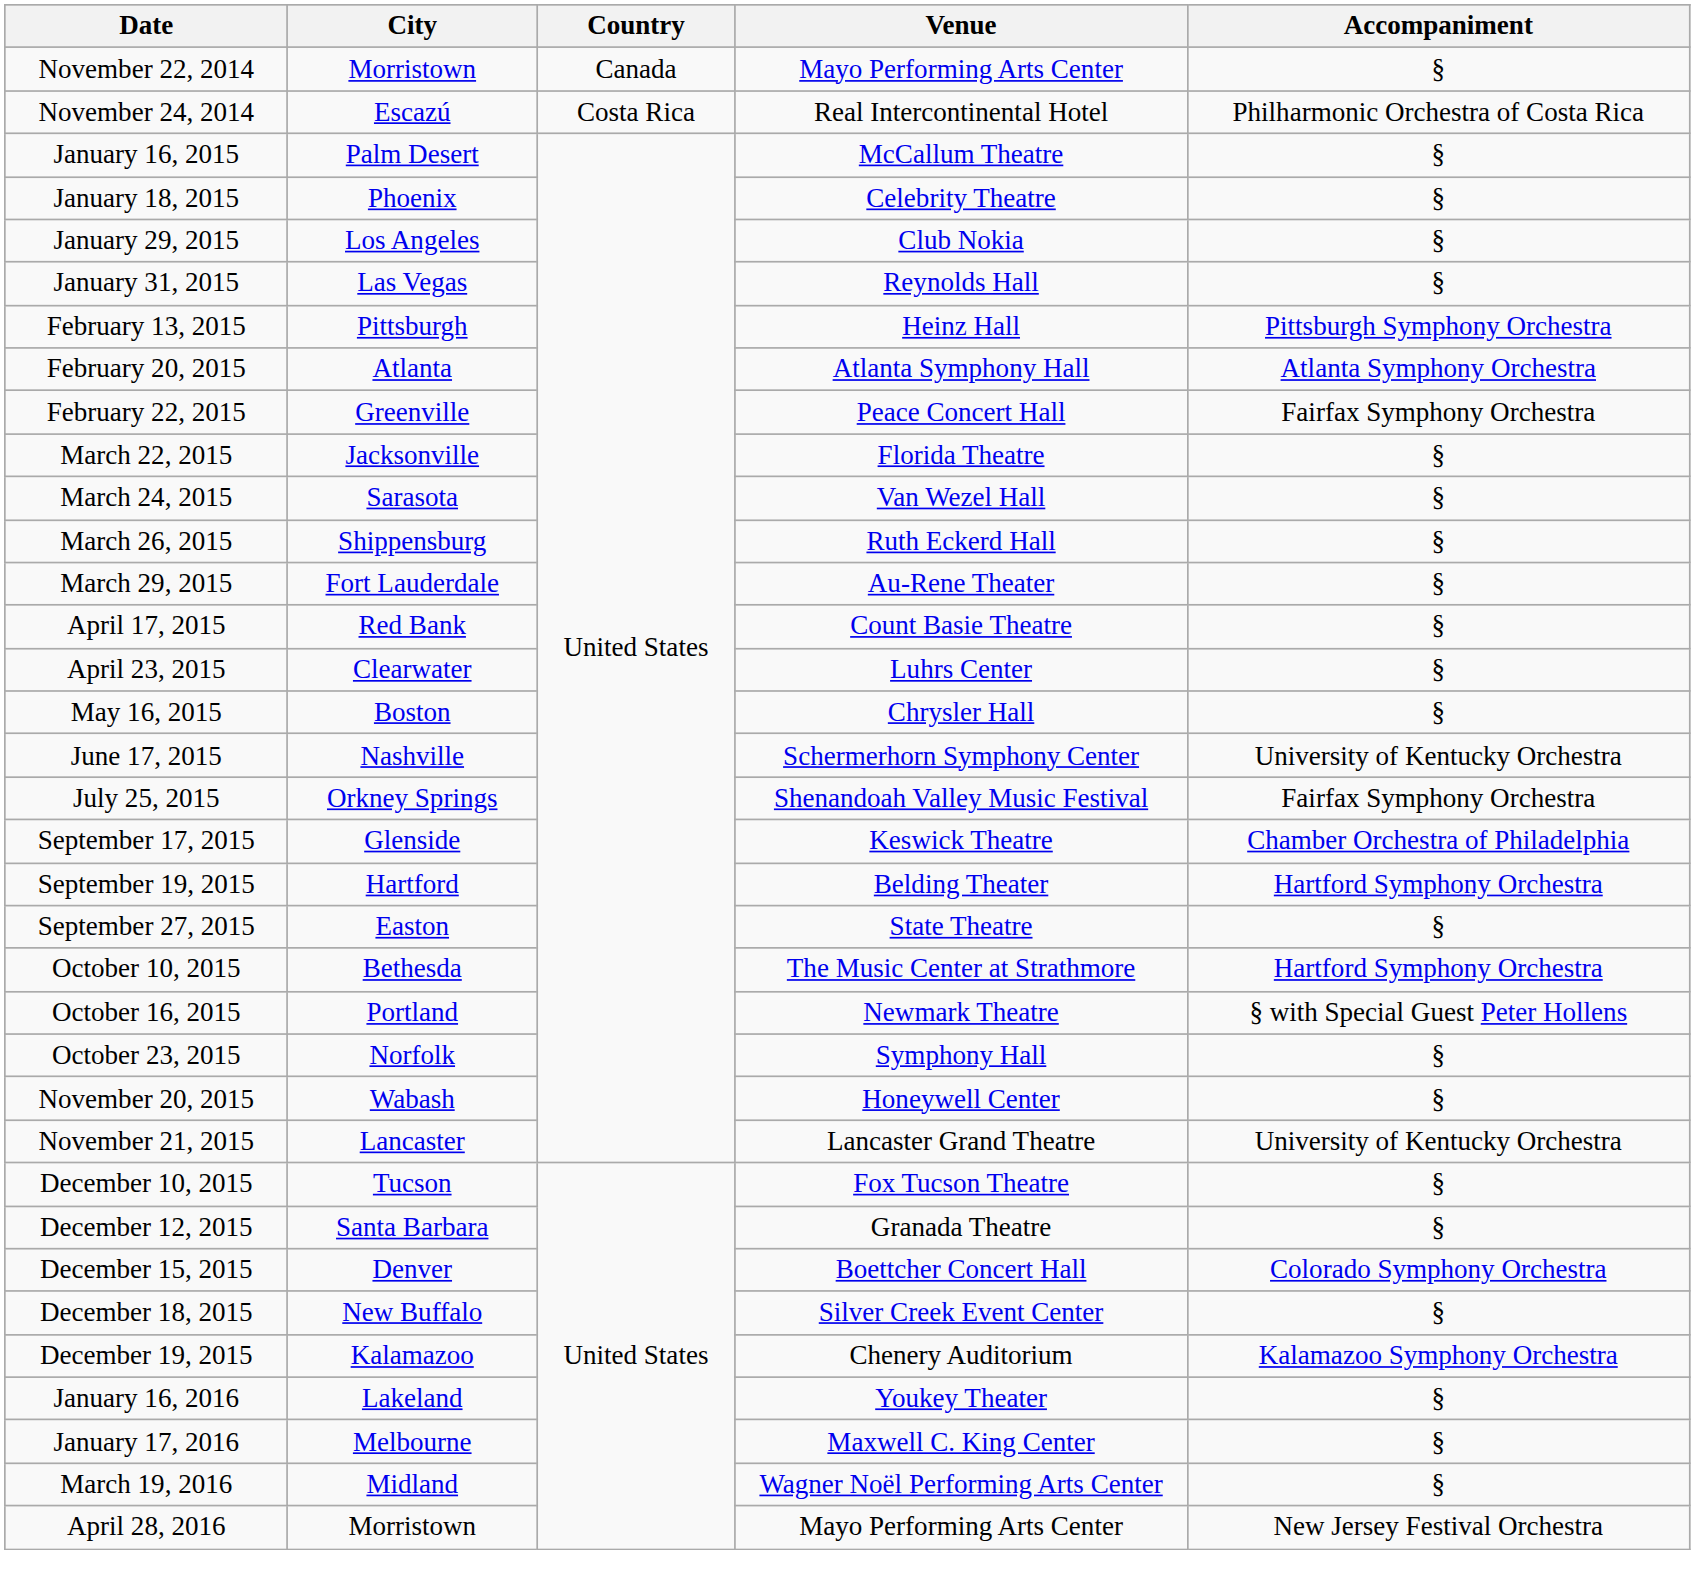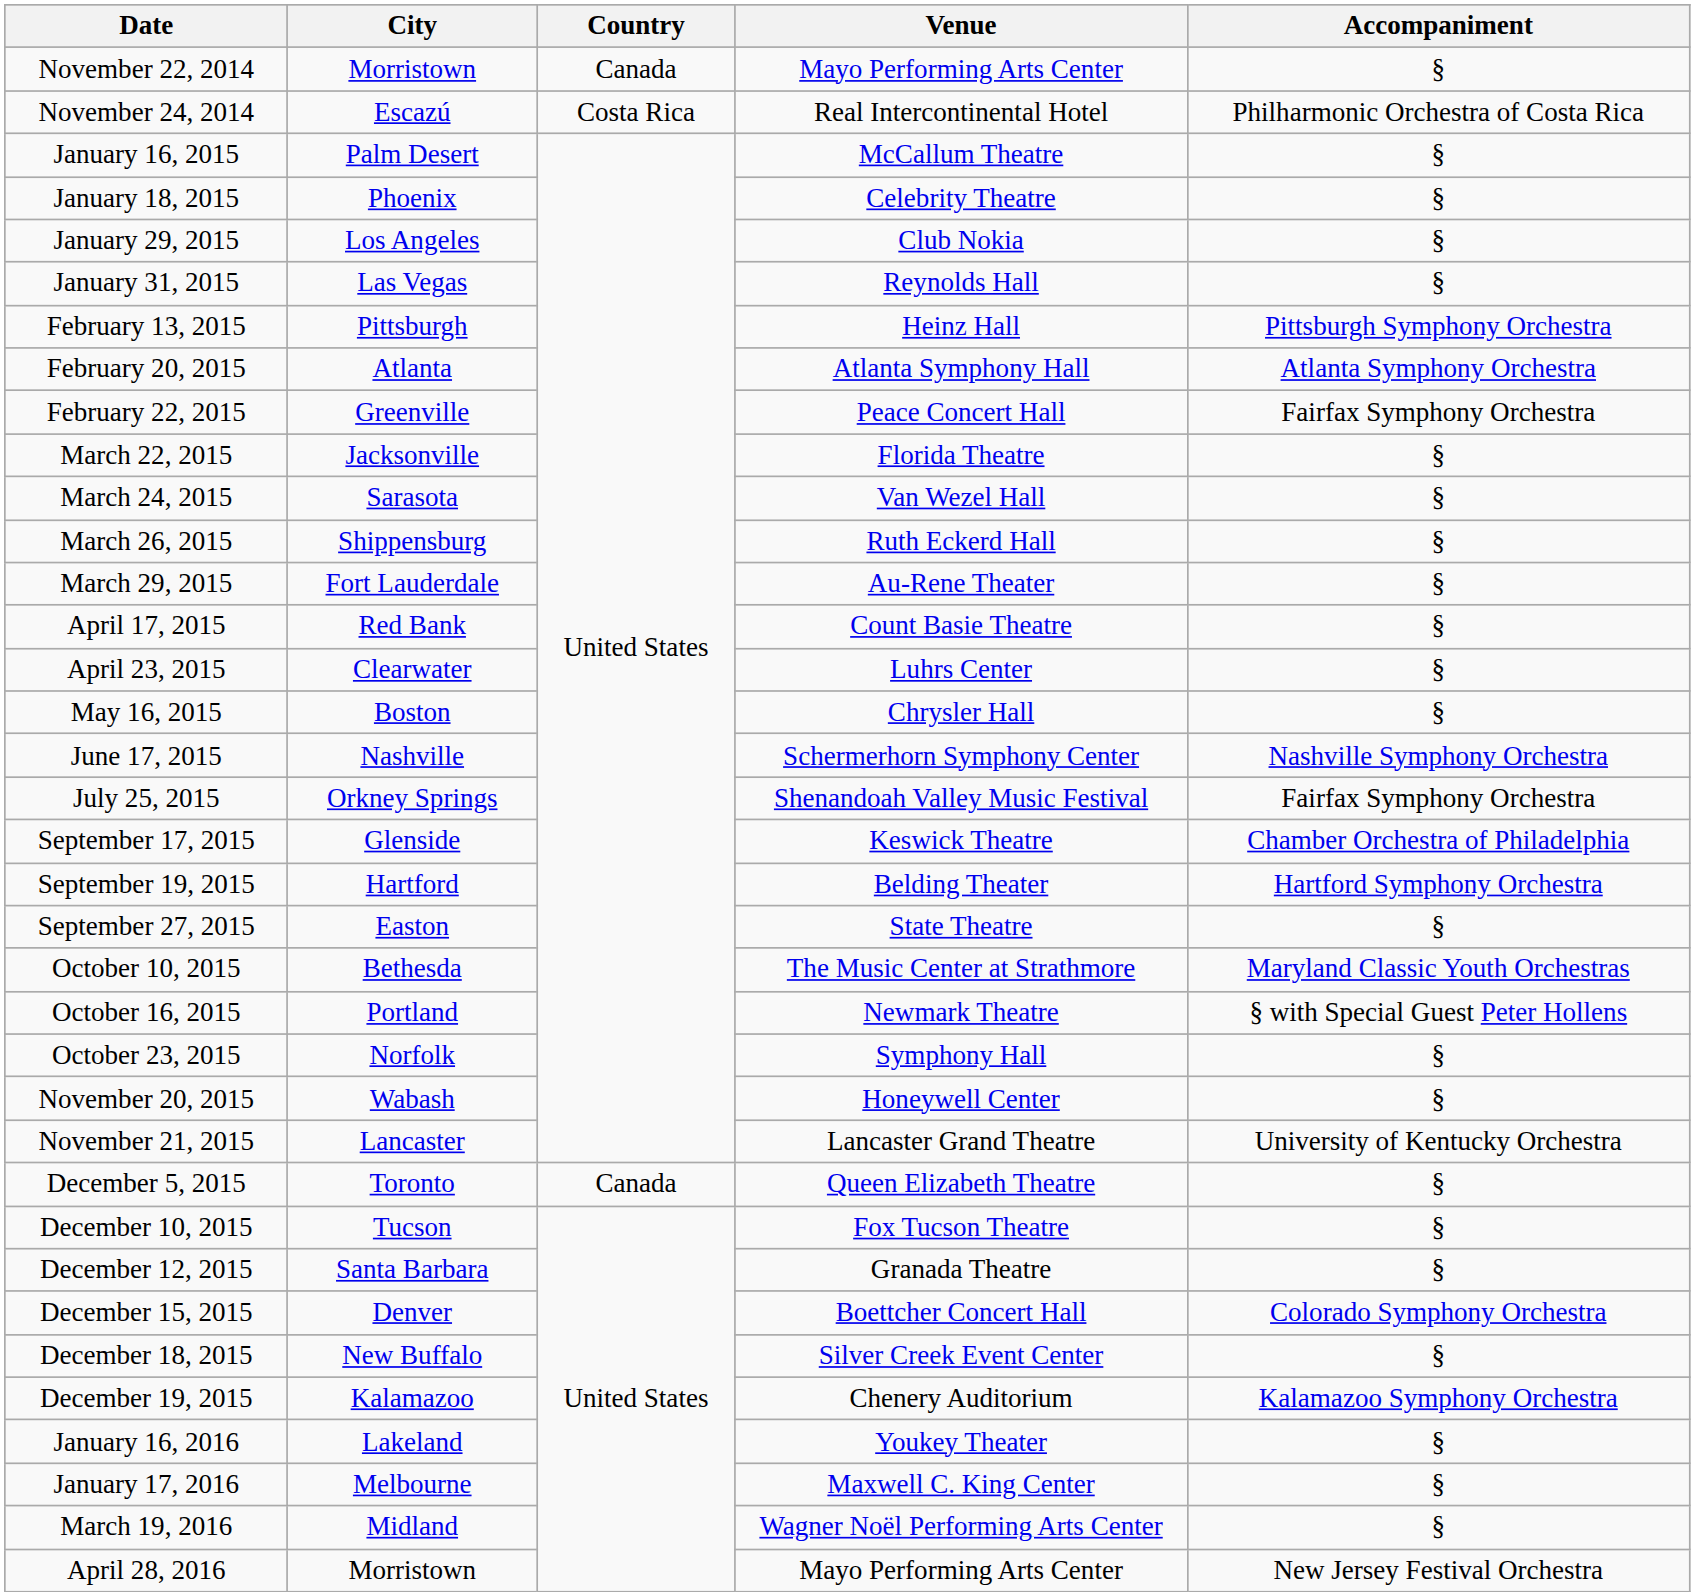(1438, 754) University of Kentucky Orchestra -> (1438, 754) Nashville Symphony Orchestra
(1438, 969) Hartford Symphony Orchestra -> (1438, 969) Maryland Classic Youth Orchestras
+ row: (146, 1183)
